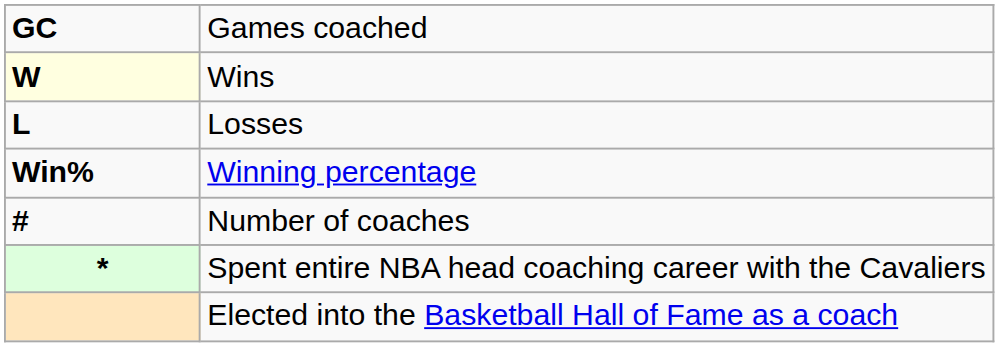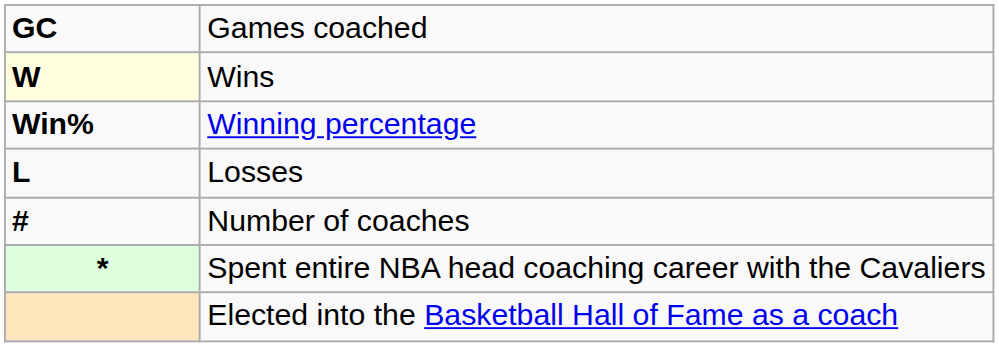rows swapped: (255, 124) <-> (342, 172)
